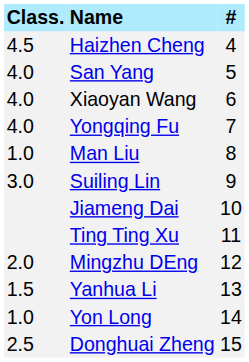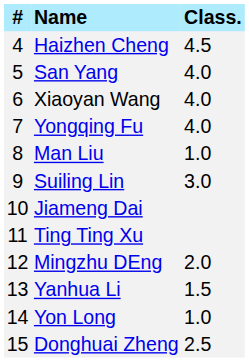columns swapped: (231, 18) <-> (36, 18)
